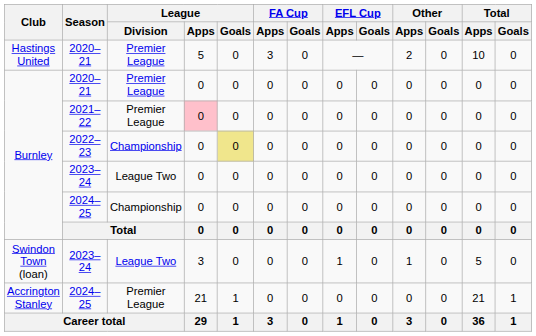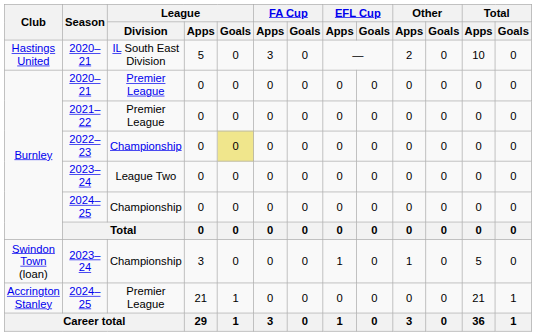(146, 55) Premier League -> (146, 55) IL South East Division
(201, 115) pink background -> (201, 115) no background
(146, 261) League Two -> (146, 261) Championship
